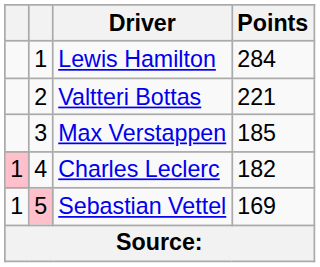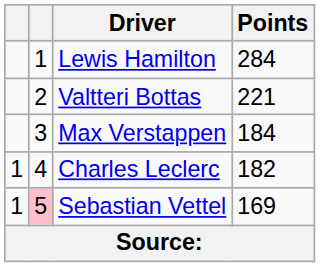(257, 133) 185 -> (257, 133) 184
(17, 169) pink background -> (17, 169) no background
